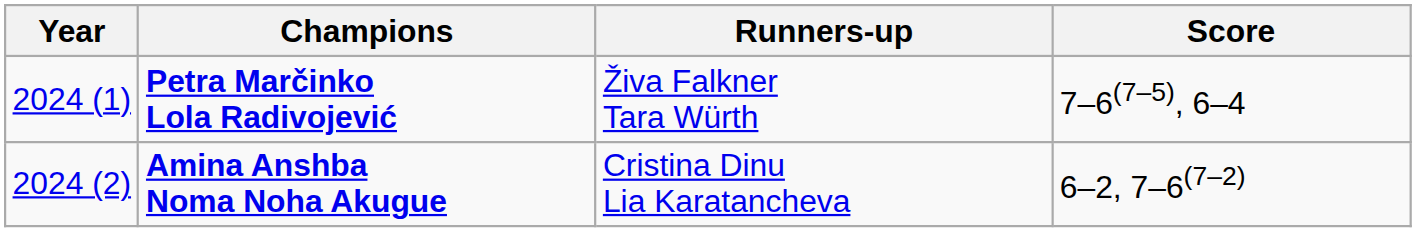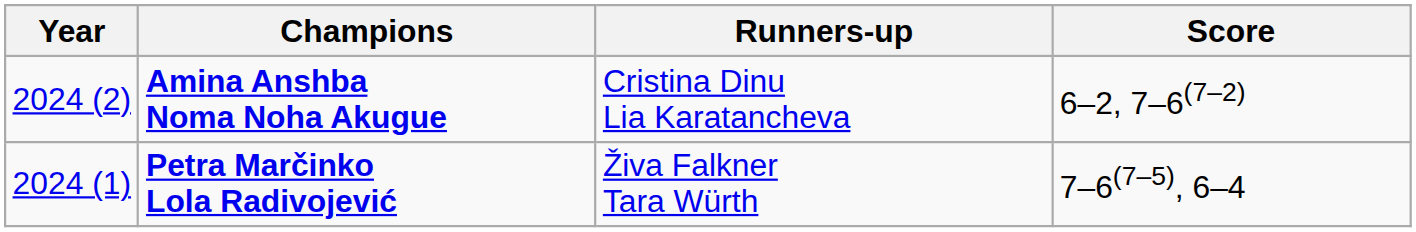rows swapped: (296, 184) <-> (271, 99)
